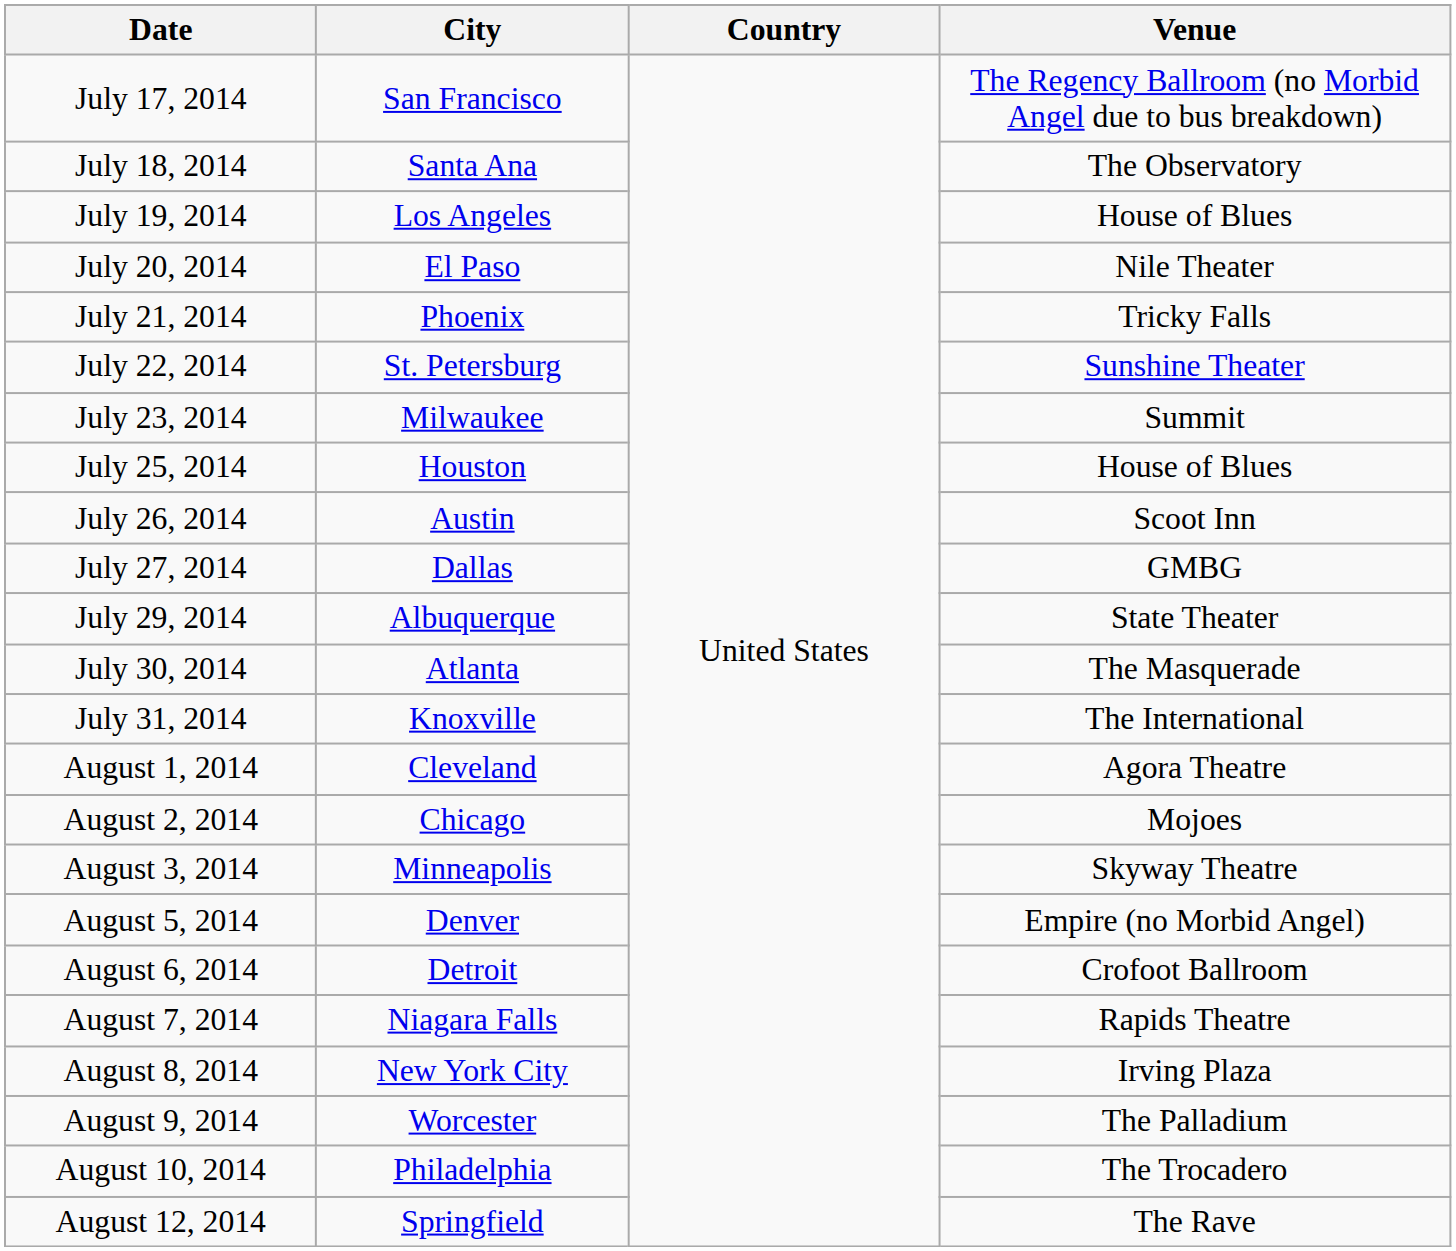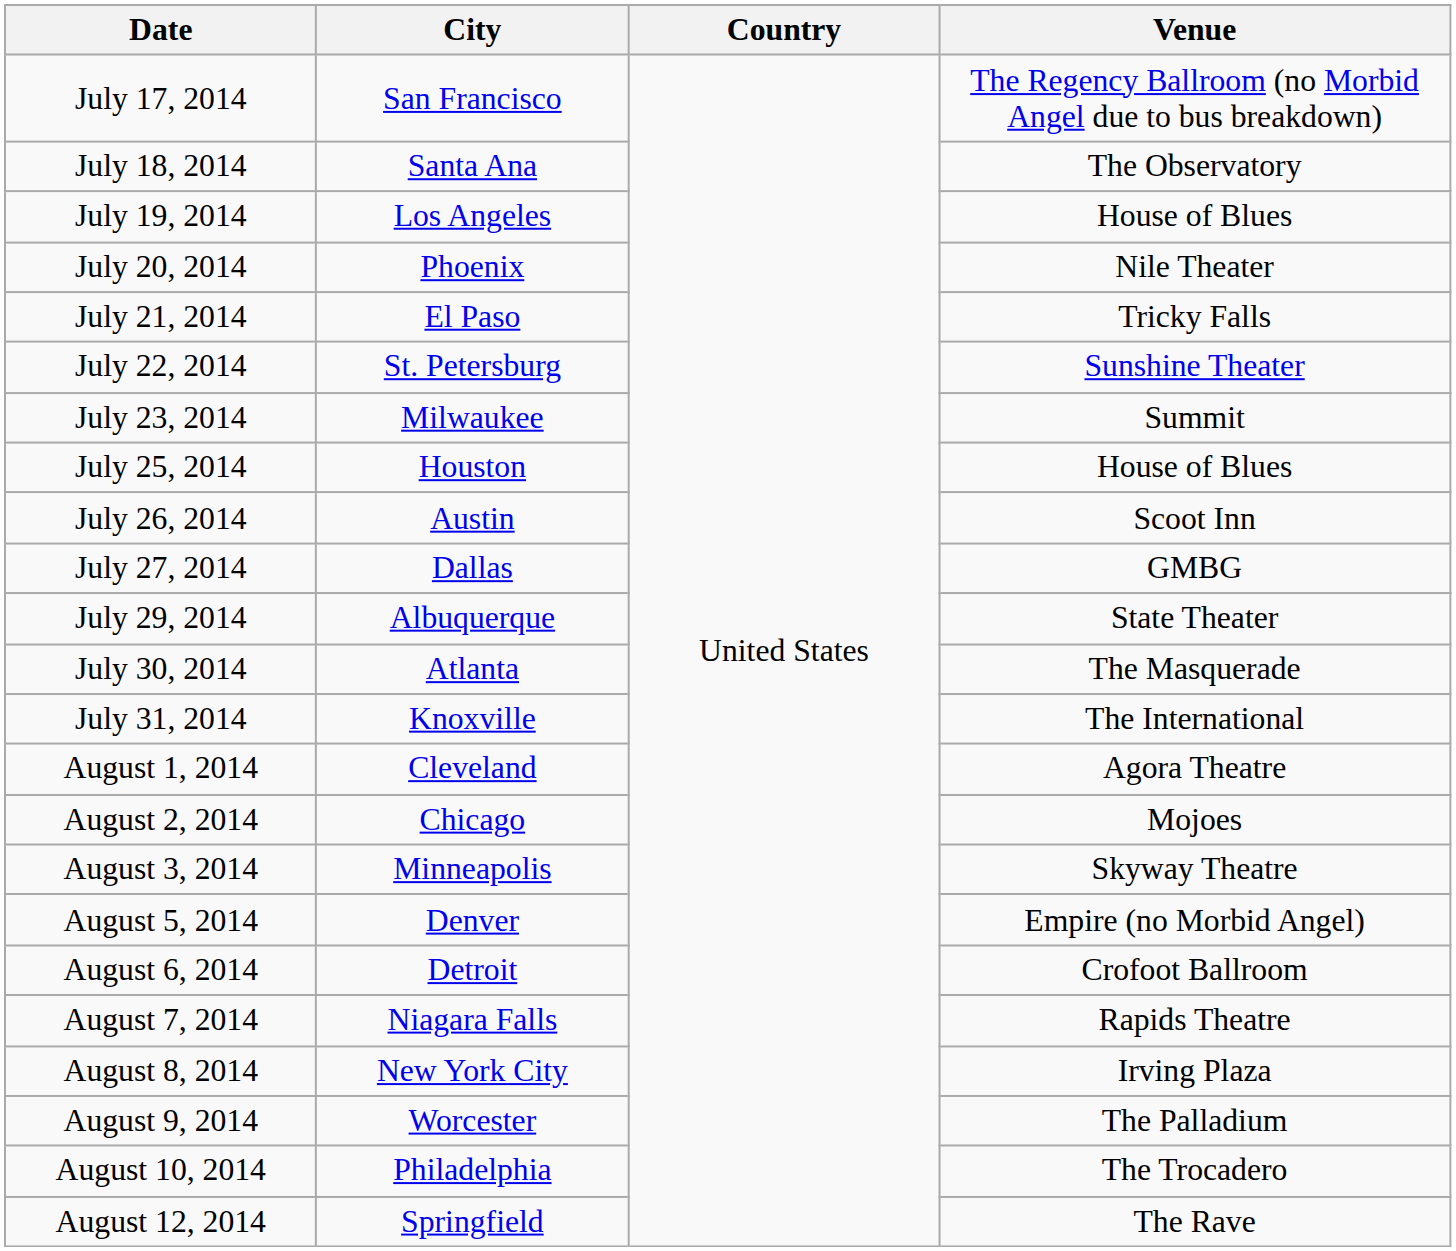(472, 266) El Paso -> (472, 266) Phoenix
(472, 316) Phoenix -> (472, 316) El Paso
